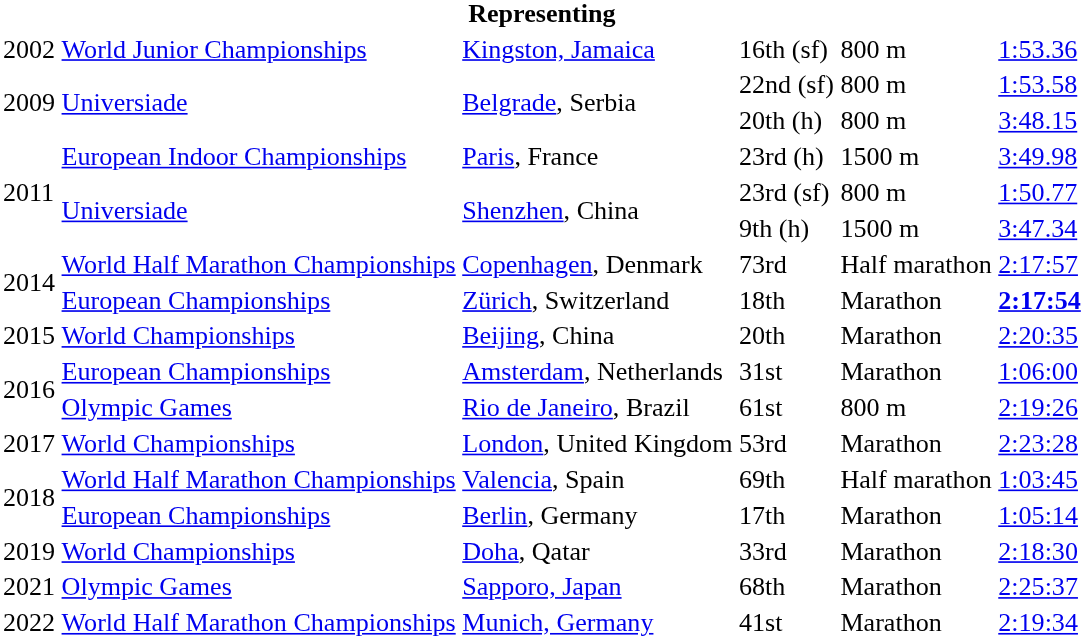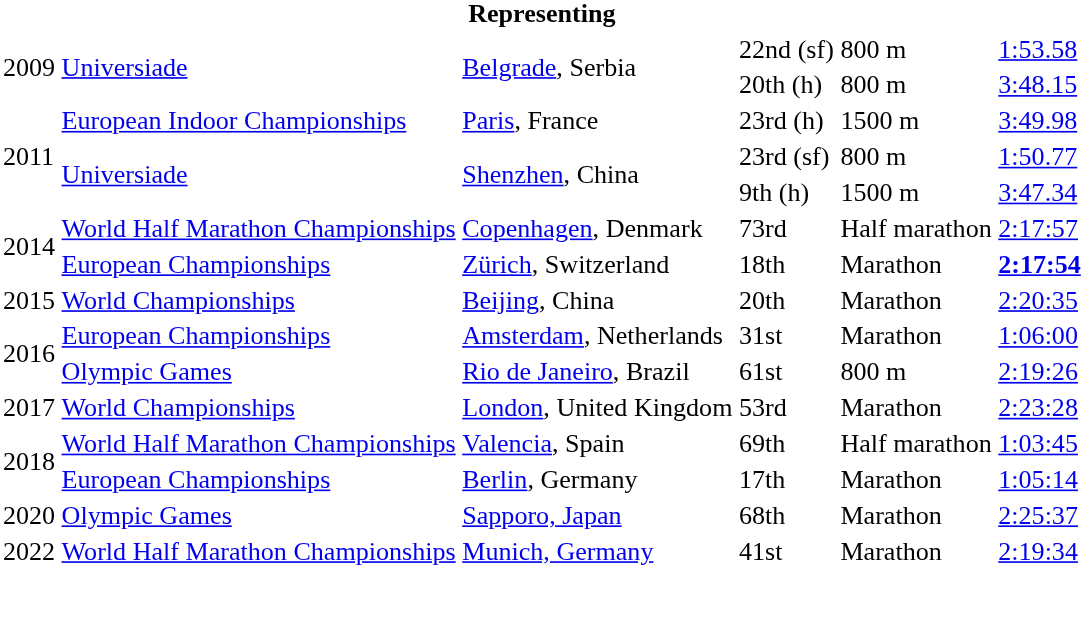- row: (784, 49)
- row: (763, 551)
(29, 587) 2021 -> (29, 515) 2020
